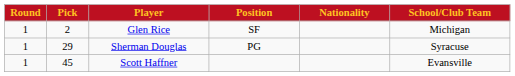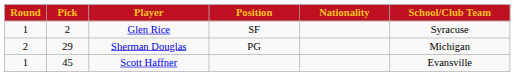(450, 29) Michigan -> (450, 29) Syracuse
(25, 46) 1 -> (25, 46) 2
(450, 46) Syracuse -> (450, 46) Michigan
